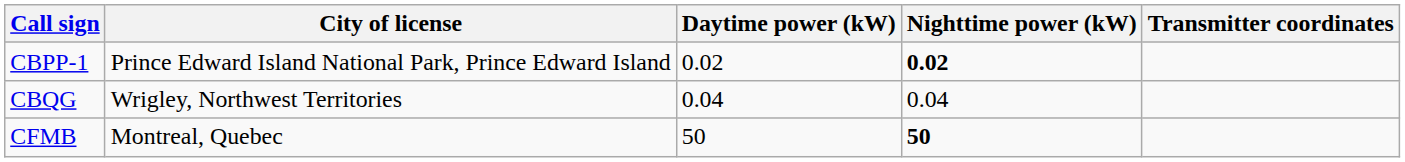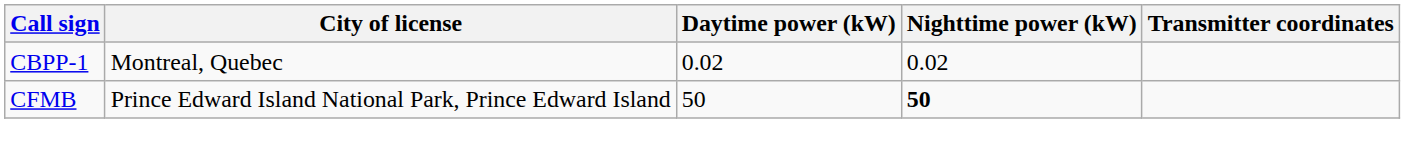(391, 61) Prince Edward Island National Park, Prince Edward Island -> (197, 61) Montreal, Quebec
(928, 61) bold -> (928, 61) normal
- row: (43, 99)
(197, 136) Montreal, Quebec -> (391, 99) Prince Edward Island National Park, Prince Edward Island
